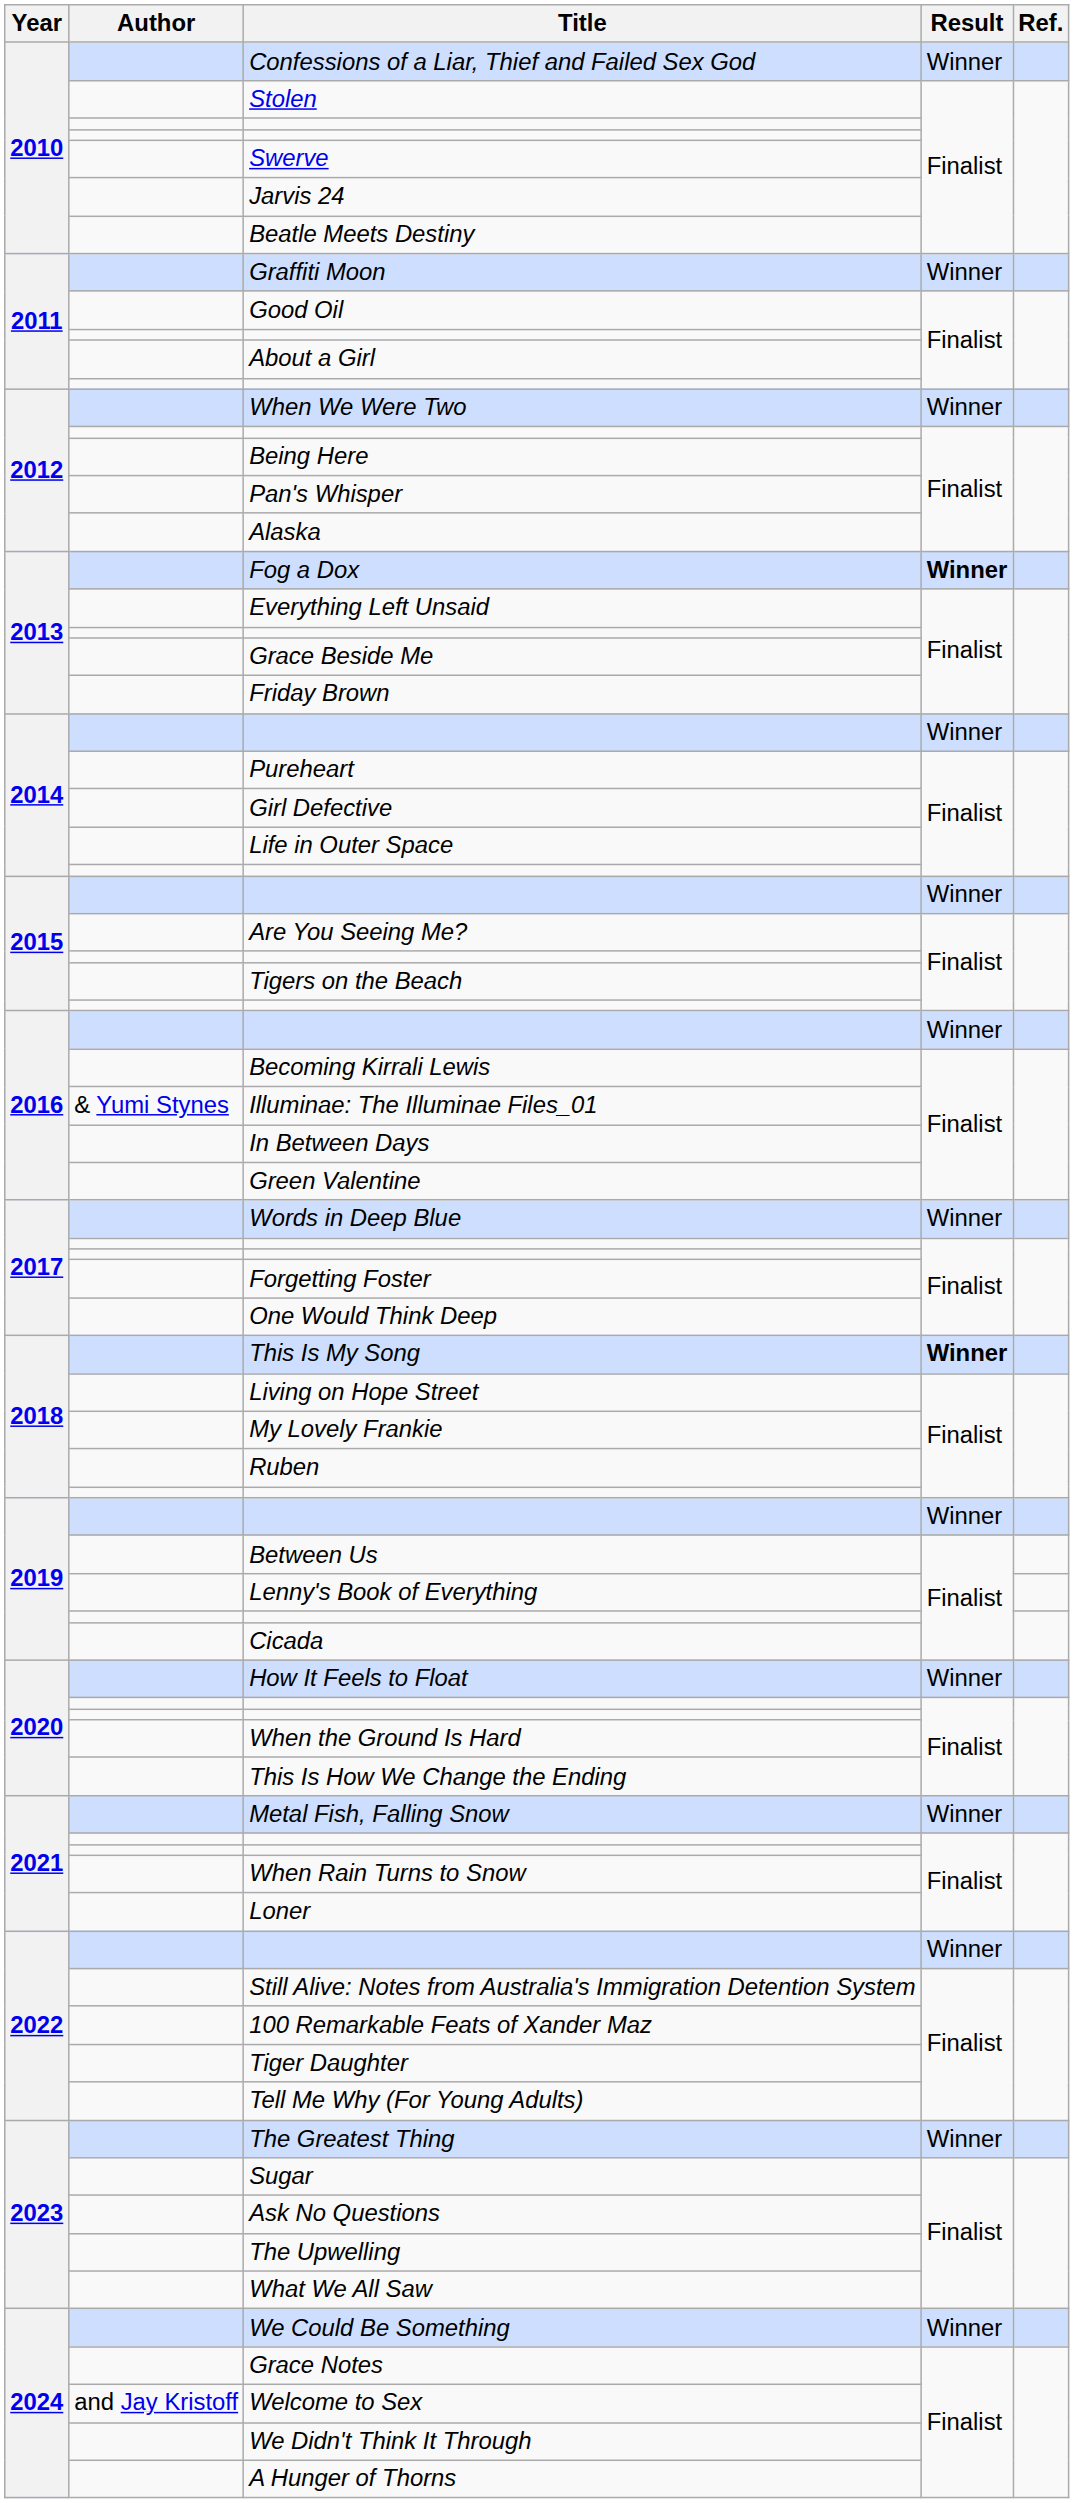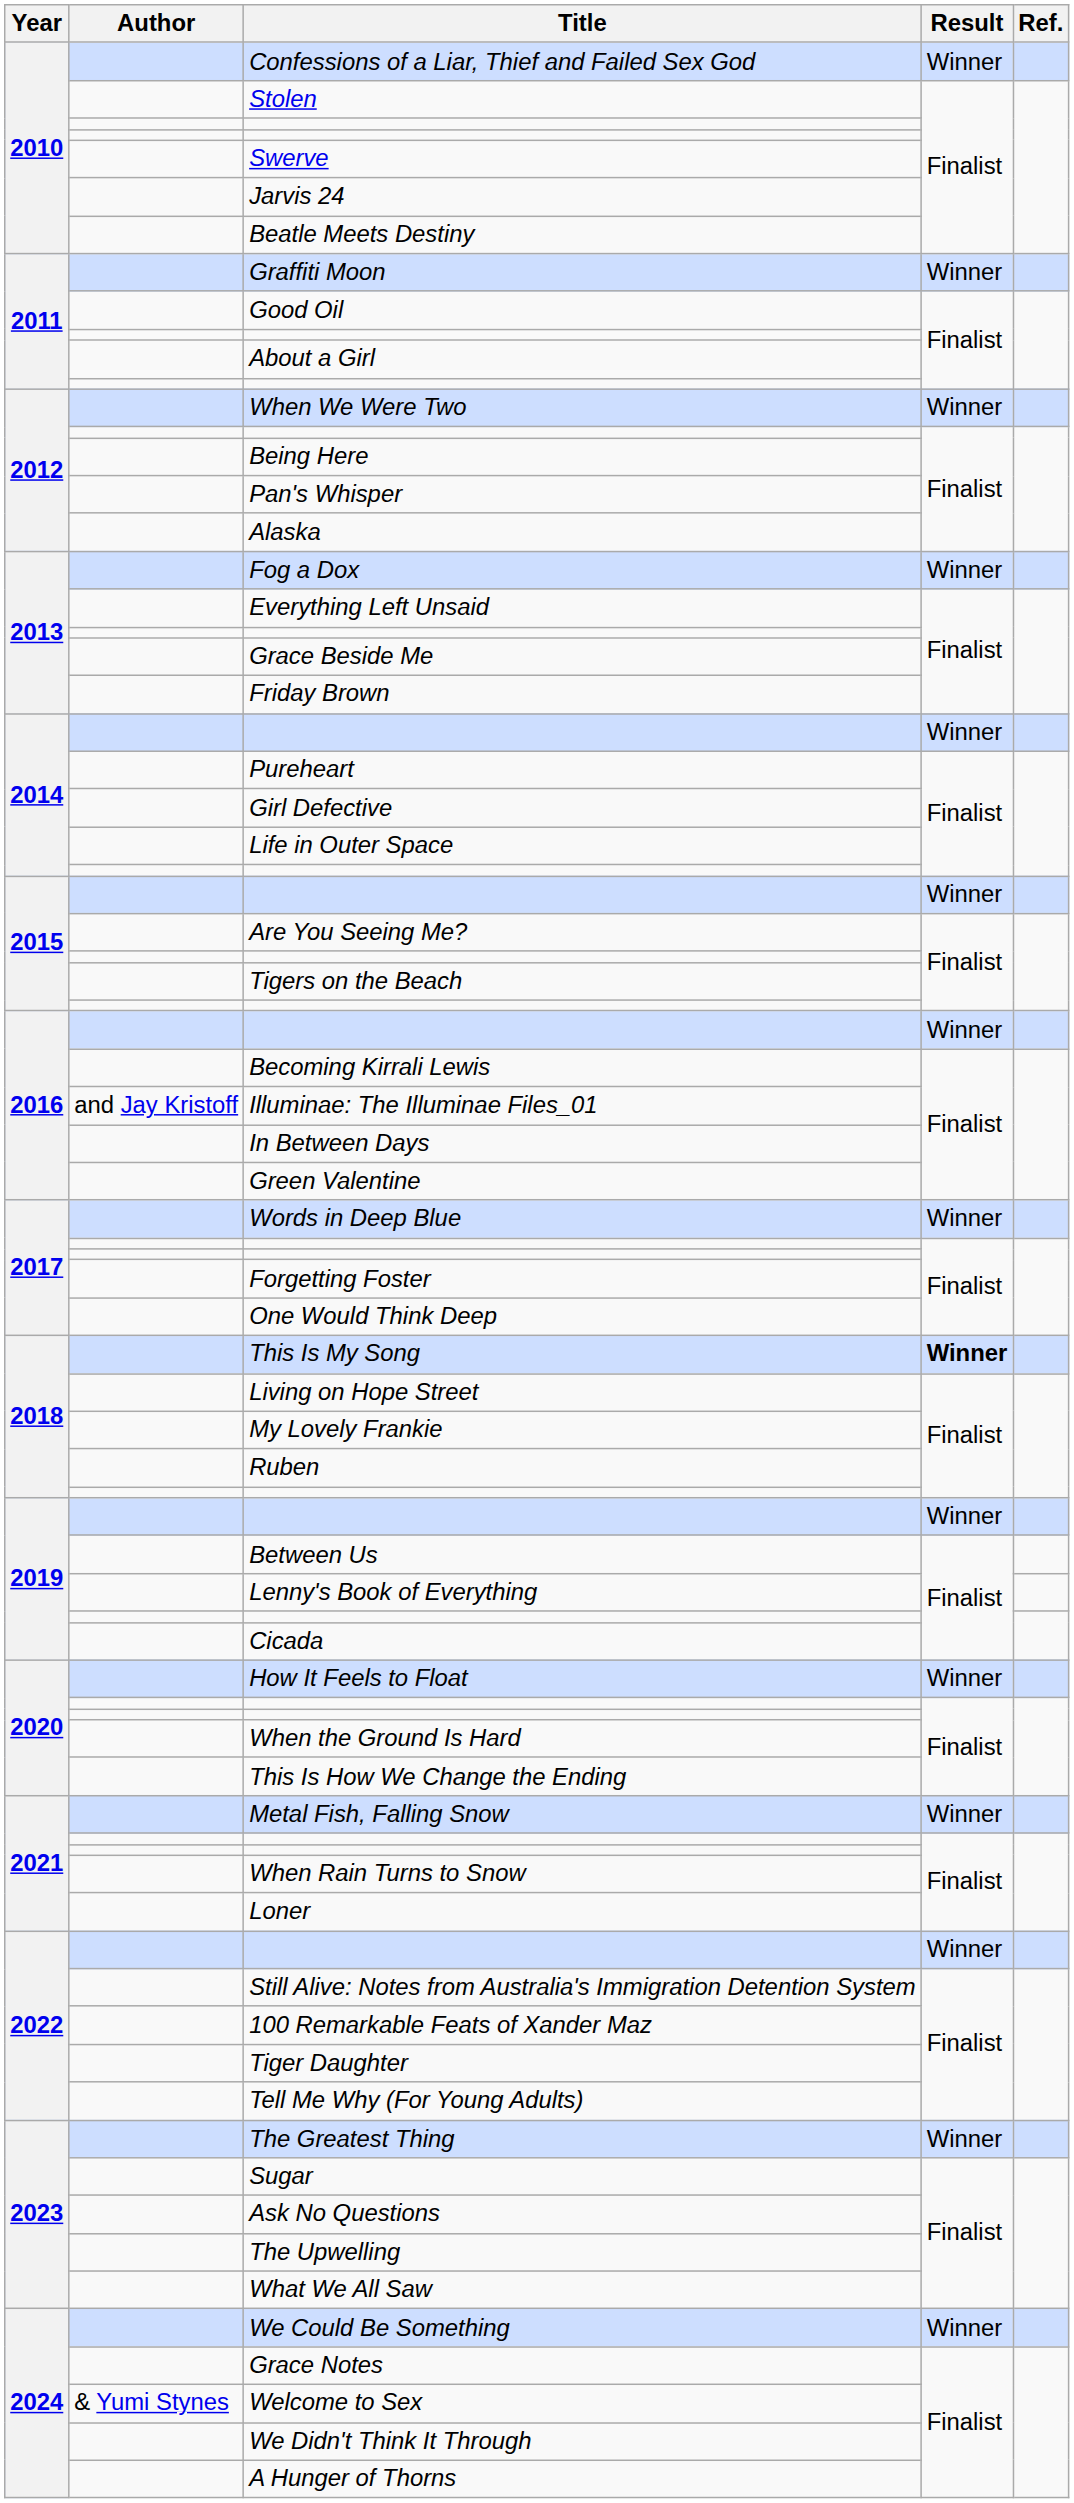(967, 569) bold -> (964, 569) normal
(152, 1105) & Yumi Stynes -> (156, 1105) and Jay Kristoff
(156, 2403) and Jay Kristoff -> (152, 2403) & Yumi Stynes
